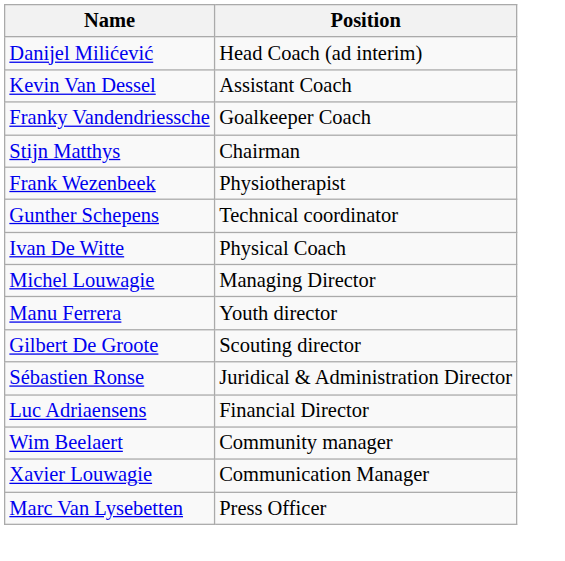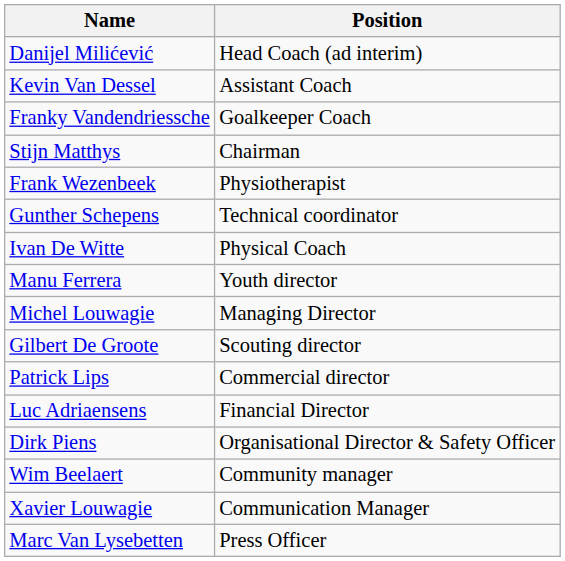rows swapped: (82, 280) <-> (65, 313)
+ row: (59, 378)
- row: (77, 378)
+ row: (53, 442)
